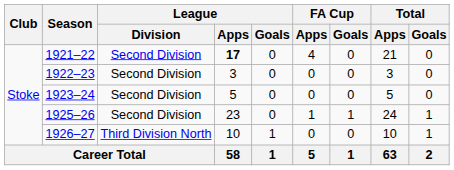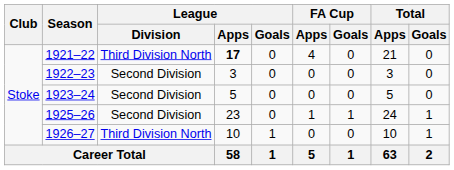(156, 54) Second Division -> (156, 54) Third Division North
